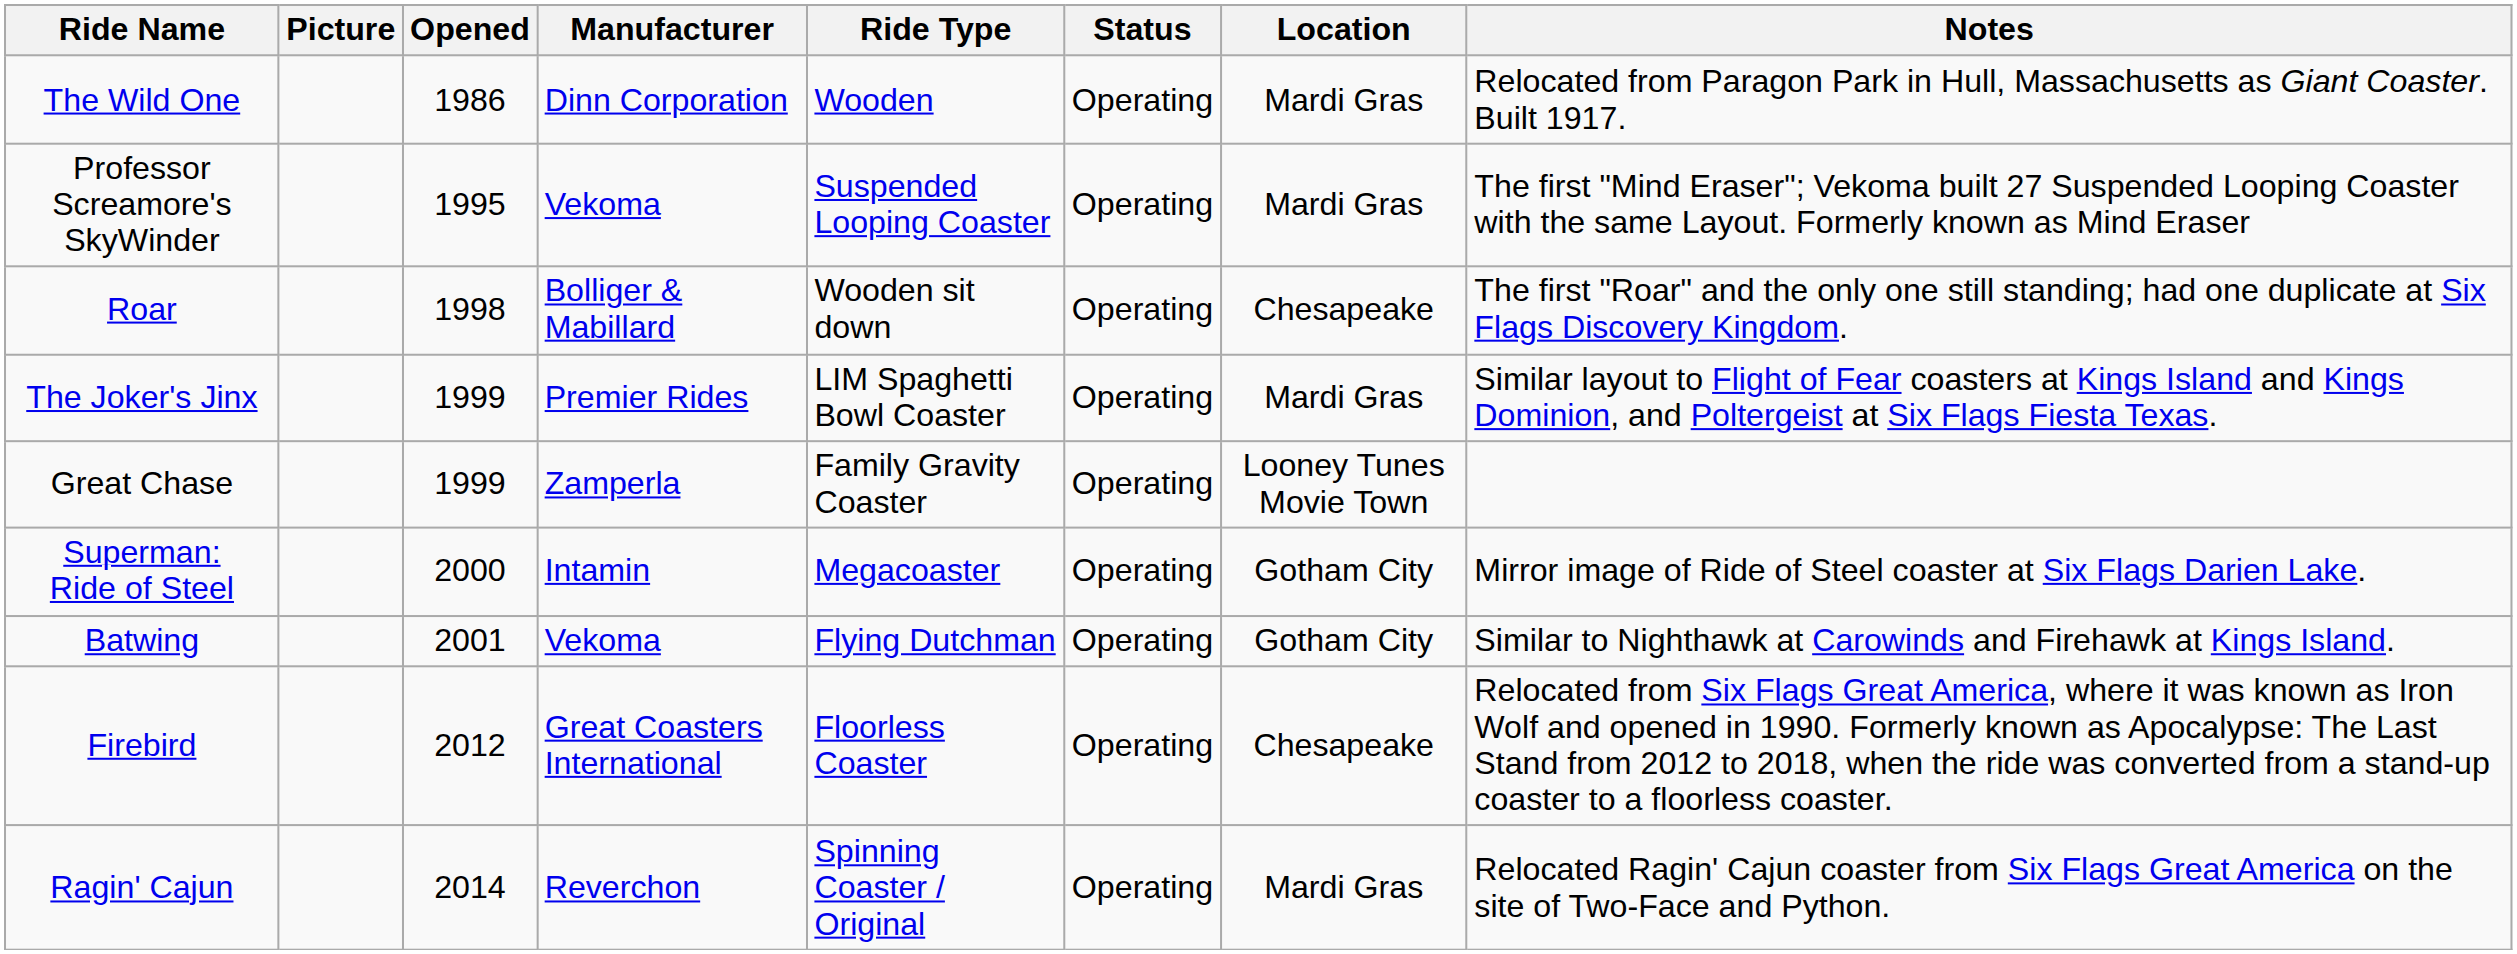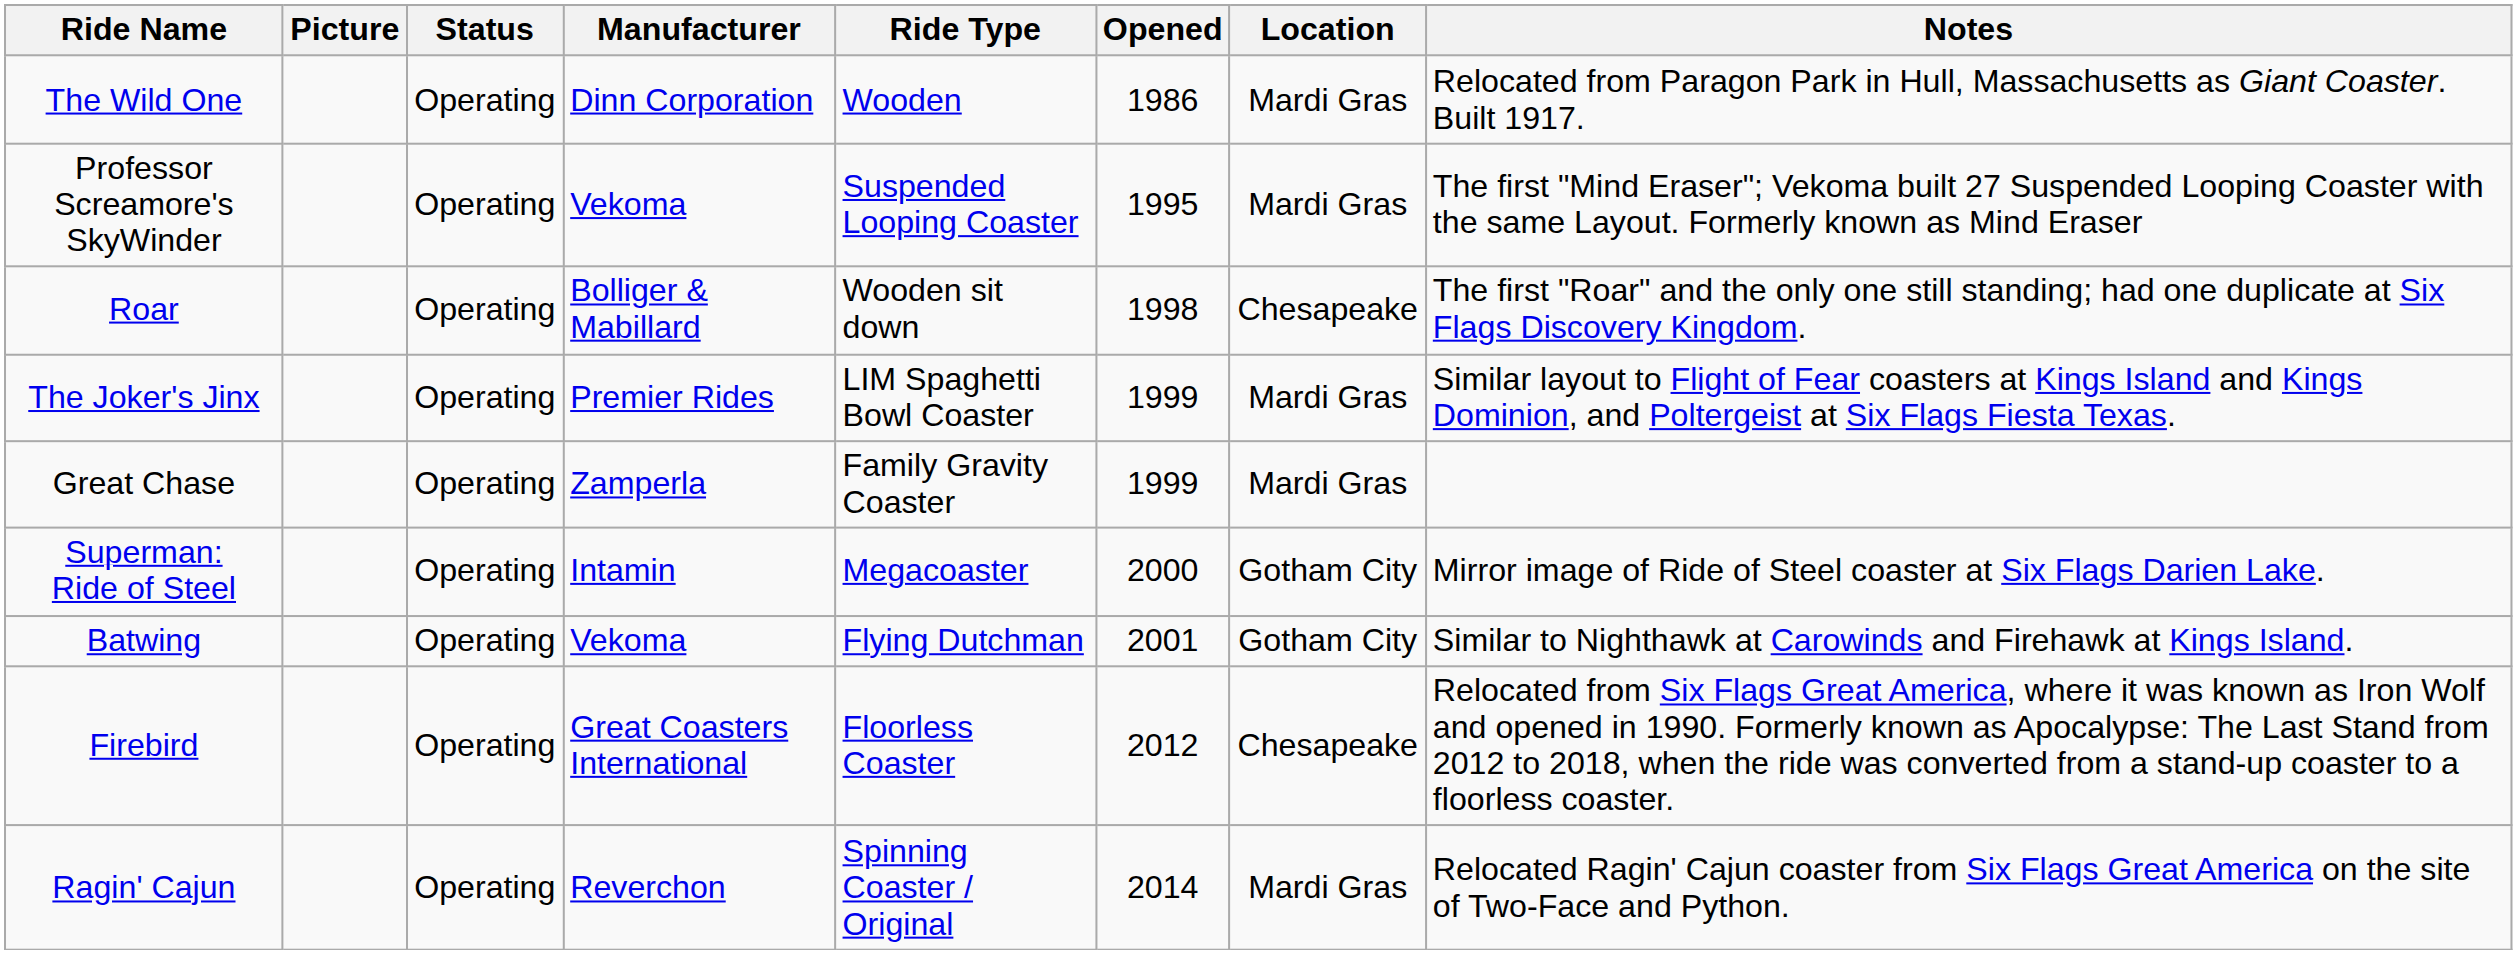columns swapped: (470, 30) <-> (1142, 30)
(1344, 484) Looney Tunes Movie Town -> (1328, 484) Mardi Gras
